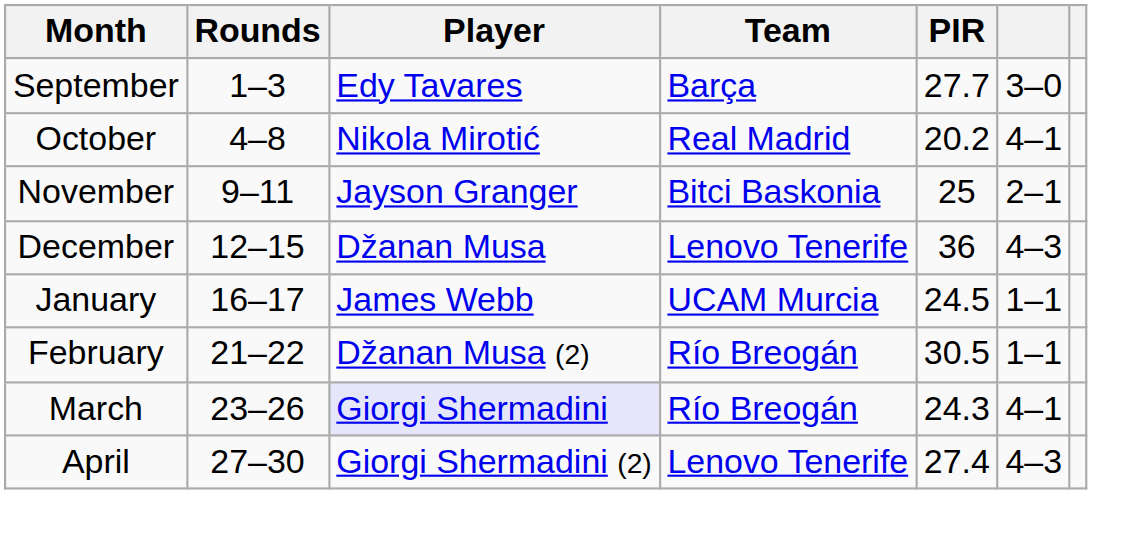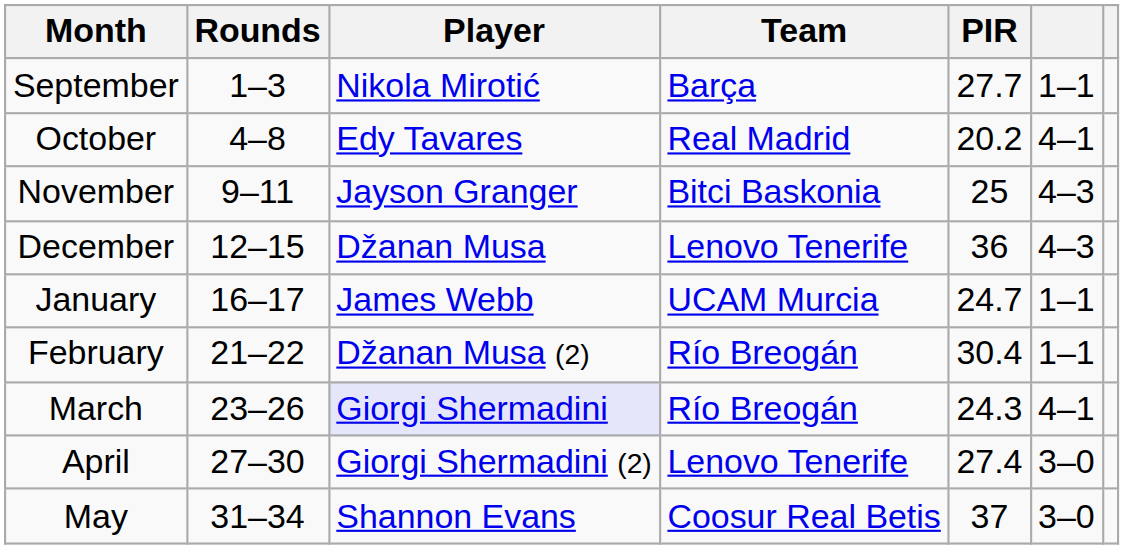(429, 85) Edy Tavares -> (438, 85) Nikola Mirotić
(1034, 85) 3–0 -> (1066, 85) 1–1
(438, 138) Nikola Mirotić -> (429, 138) Edy Tavares
(1034, 192) 2–1 -> (1066, 192) 4–3
(957, 300) 24.5 -> (989, 300) 24.7
(957, 354) 30.5 -> (989, 354) 30.4
(1034, 461) 4–3 -> (1066, 461) 3–0
+ row: (96, 515)
